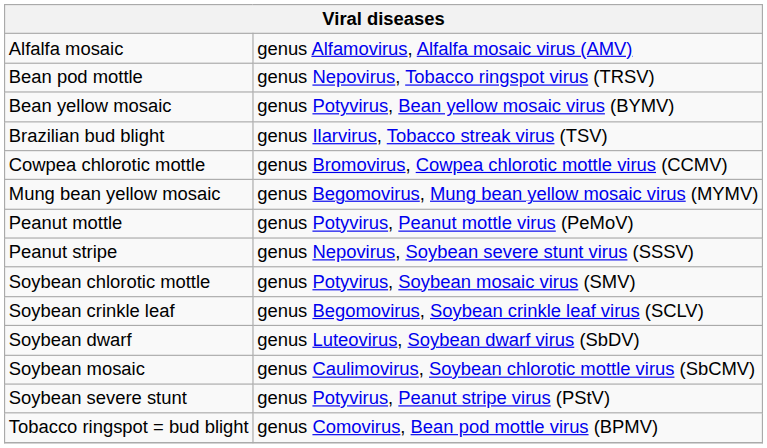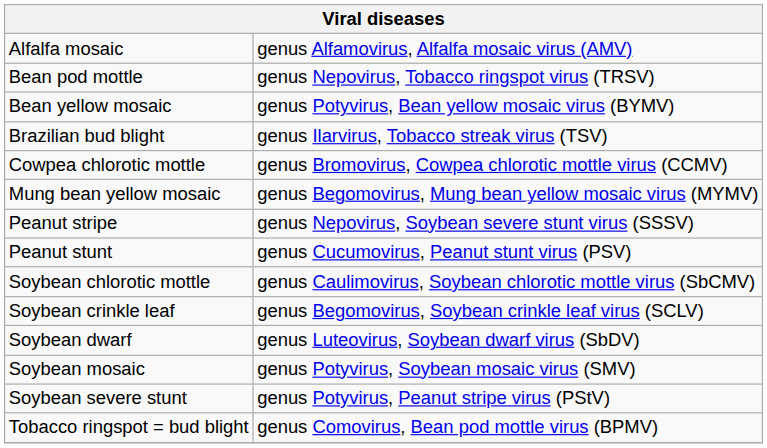- row: (66, 223)
+ row: (60, 252)
(446, 281) genus Potyvirus, Soybean mosaic virus (SMV) -> (506, 281) genus Caulimovirus, Soybean chlorotic mottle virus (SbCMV)
(506, 369) genus Caulimovirus, Soybean chlorotic mottle virus (SbCMV) -> (446, 369) genus Potyvirus, Soybean mosaic virus (SMV)
